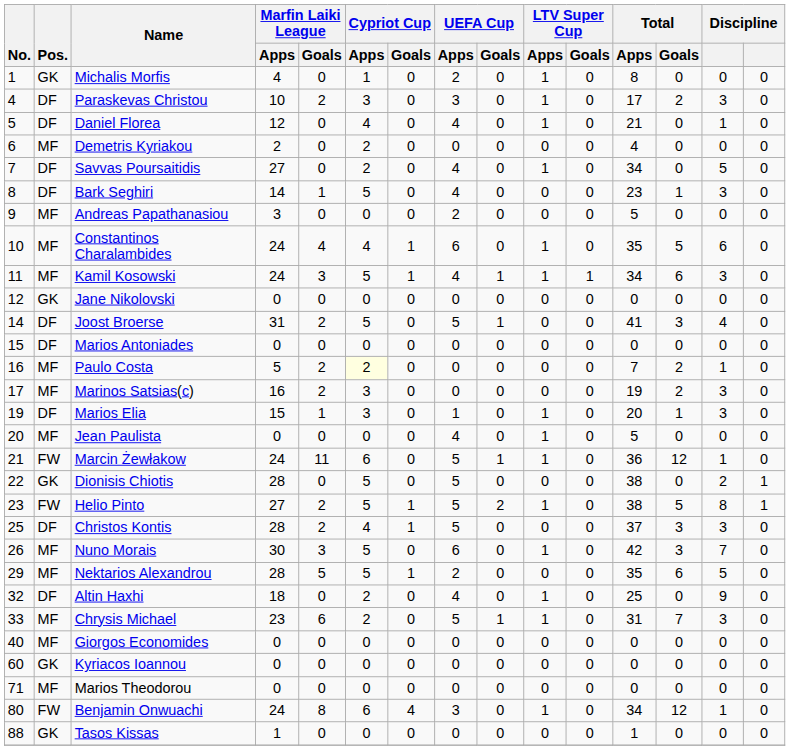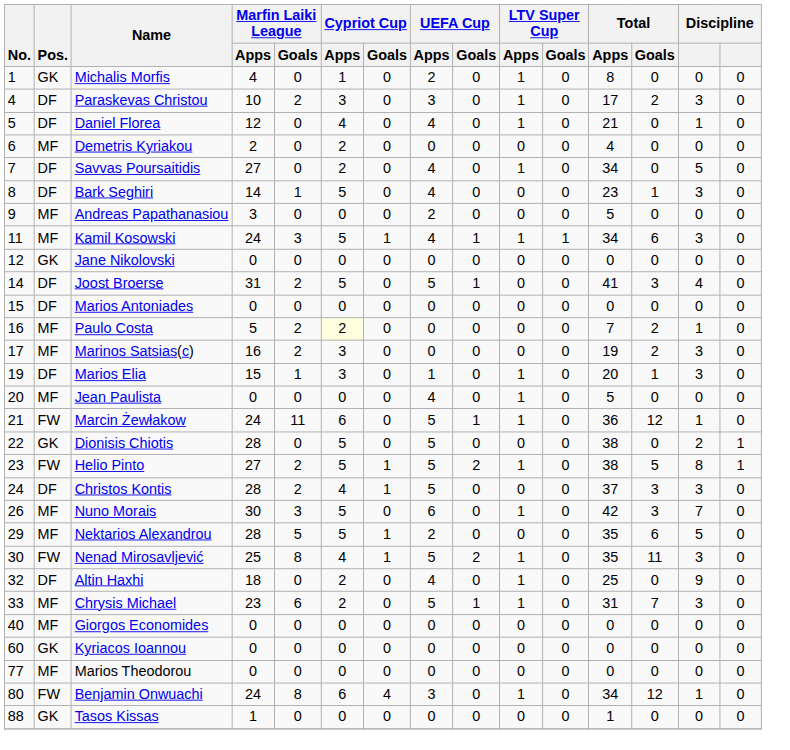- row: (123, 245)
(16, 527) 25 -> (16, 488) 24
+ row: (139, 557)
(16, 687) 71 -> (16, 671) 77
